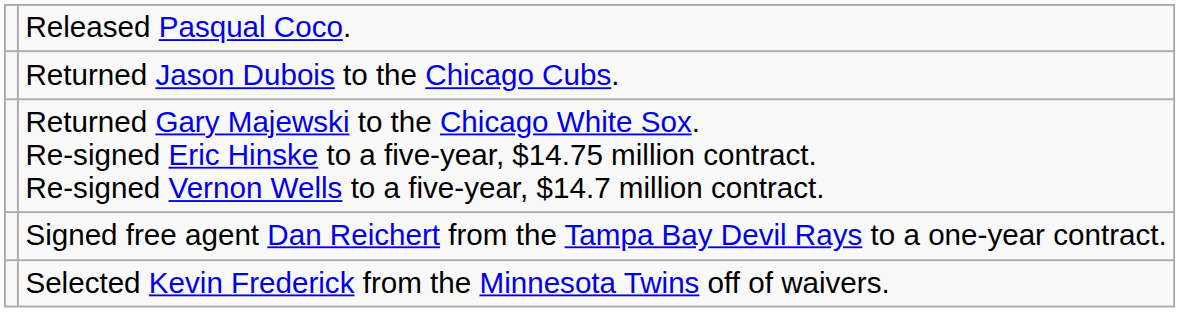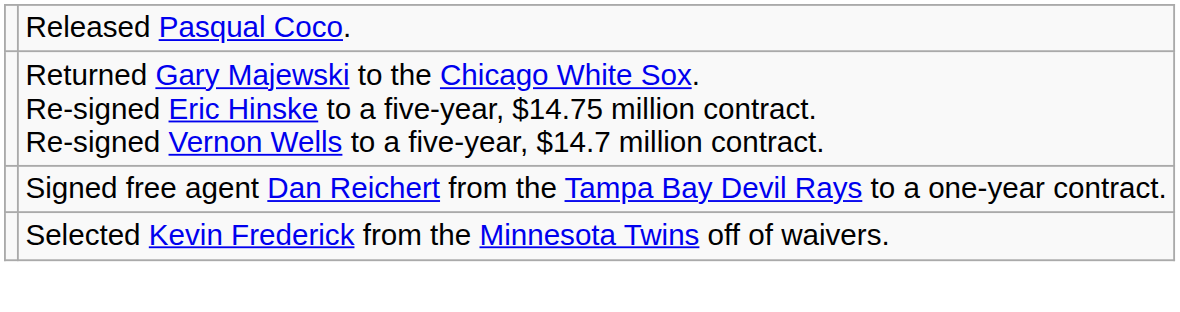- row: (322, 74)
